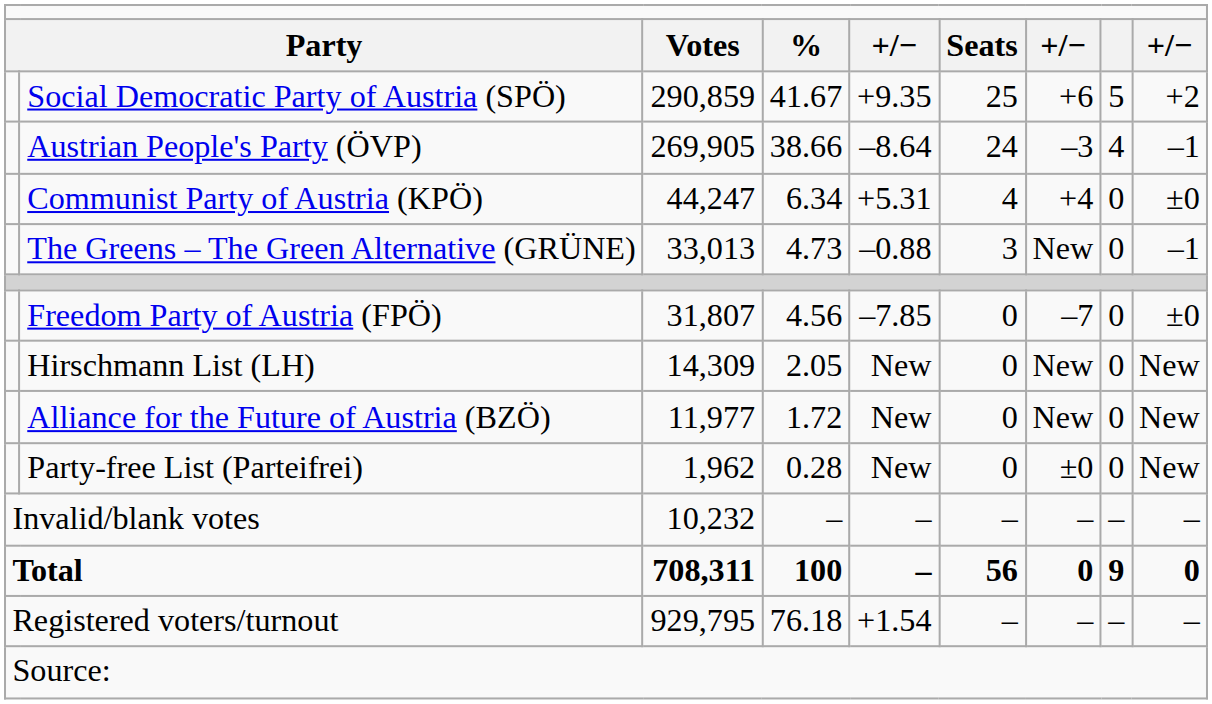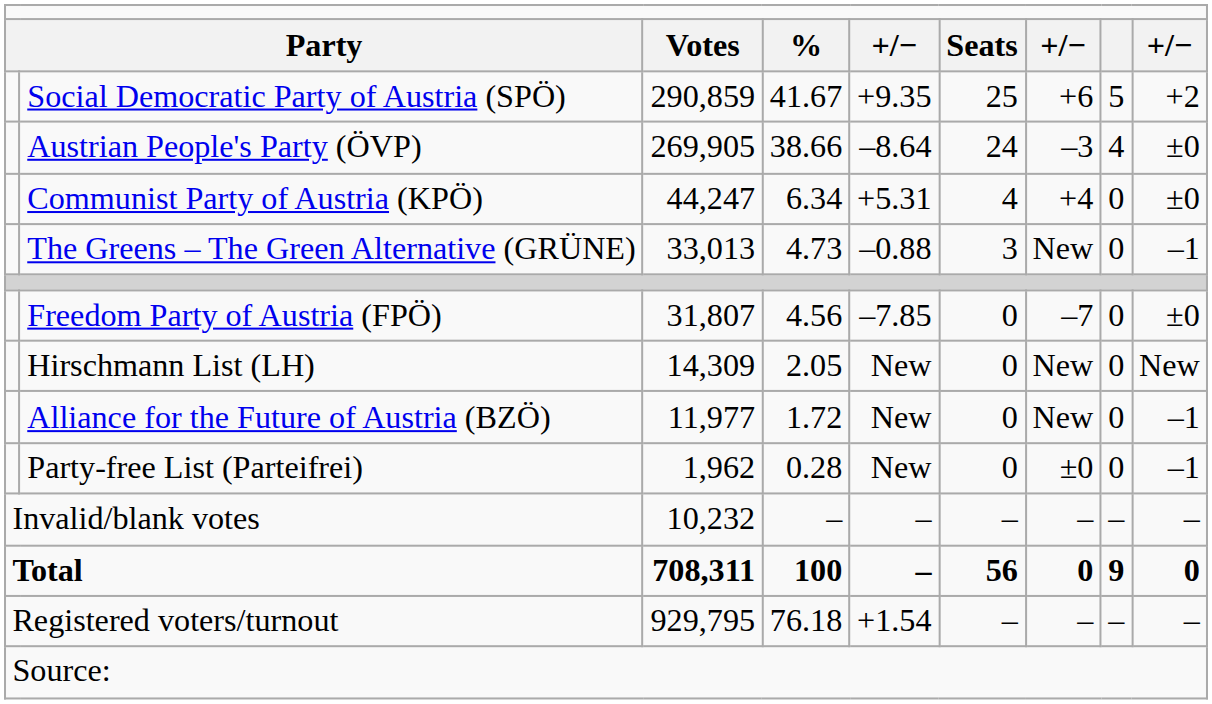(1184, 146) –1 -> (1183, 146) ±0
(1169, 416) New -> (1184, 416) –1
(1169, 467) New -> (1184, 467) –1
